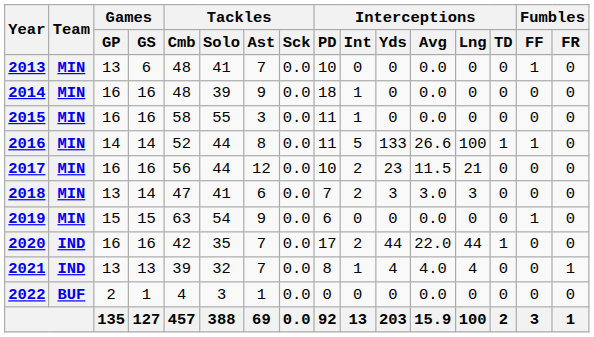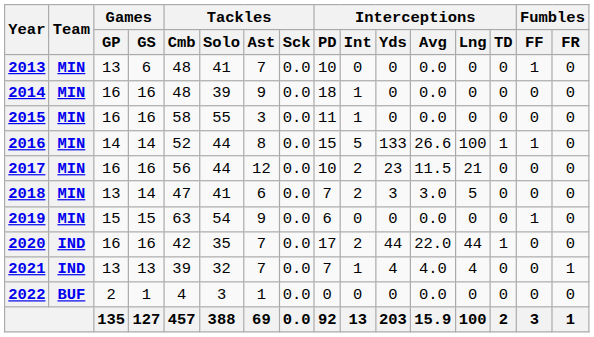(327, 143) 11 -> (327, 143) 15
(473, 194) 3 -> (473, 194) 5
(327, 269) 8 -> (327, 269) 7
